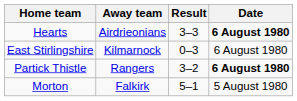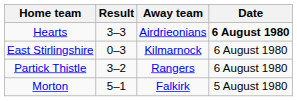columns swapped: (189, 13) <-> (132, 13)
(251, 68) bold -> (251, 68) normal
